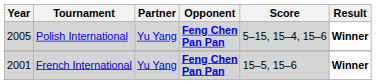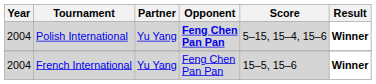(19, 36) 2005 -> (19, 36) 2004
(19, 65) 2001 -> (19, 65) 2004
(210, 65) bold -> (209, 65) normal
